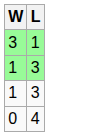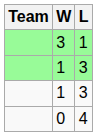+ column: (28, 17)
